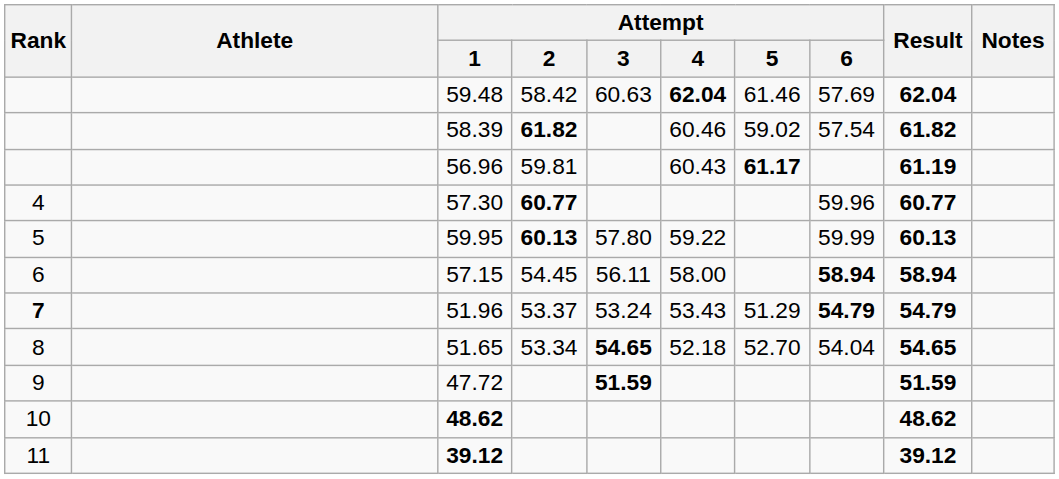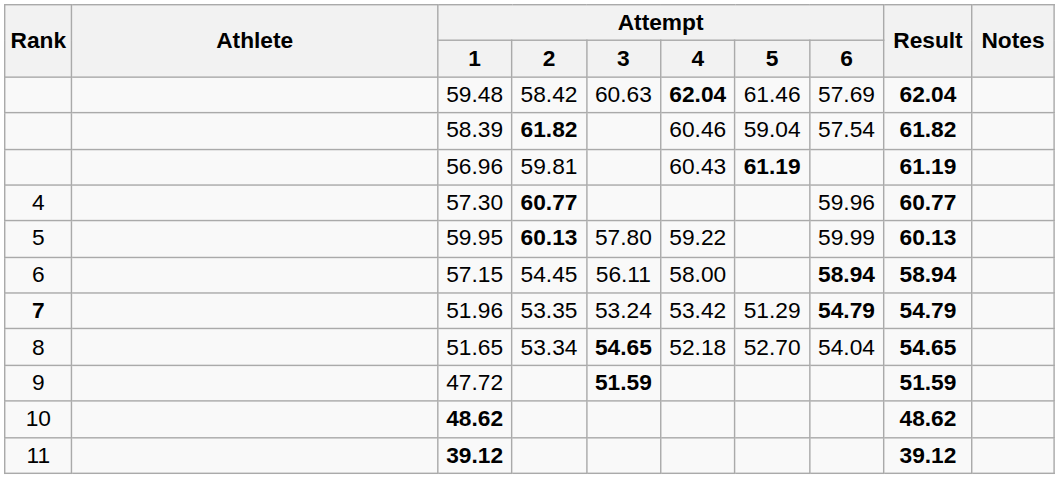(772, 130) 59.02 -> (772, 130) 59.04
(772, 166) 61.17 -> (772, 166) 61.19
(549, 310) 53.37 -> (549, 310) 53.35
(698, 310) 53.43 -> (698, 310) 53.42
